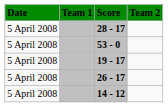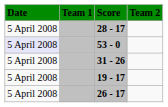(32, 45) no background -> (32, 45) lavender background
+ row: (111, 61)
- row: (111, 94)
